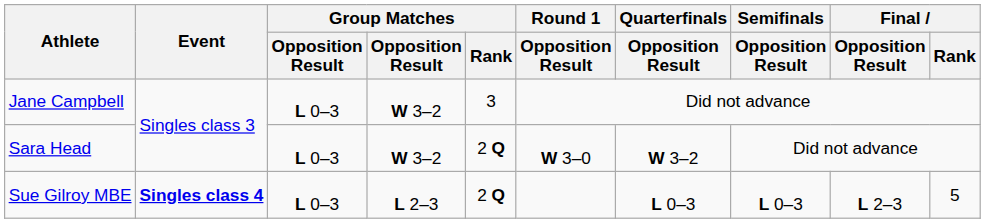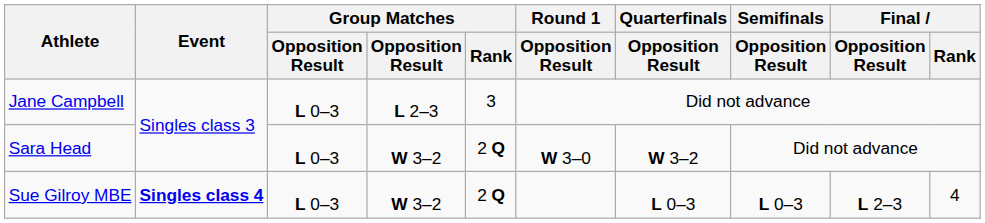(416, 112) W 3–2 -> (416, 112) L 2–3
(416, 205) L 2–3 -> (416, 205) W 3–2
(955, 195) 5 -> (955, 195) 4
